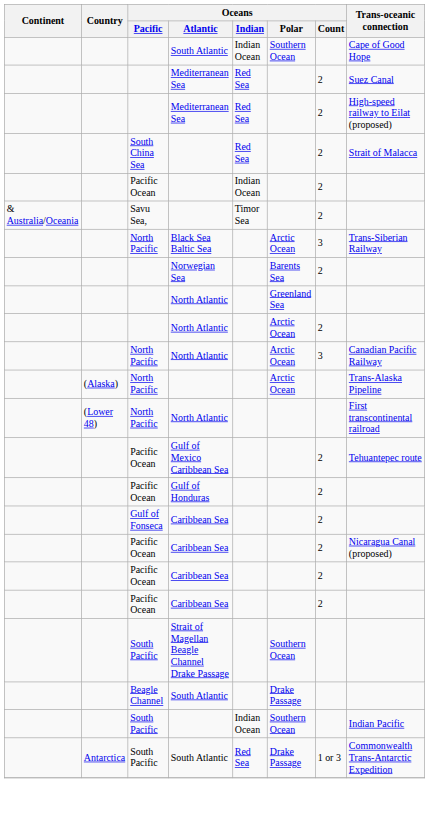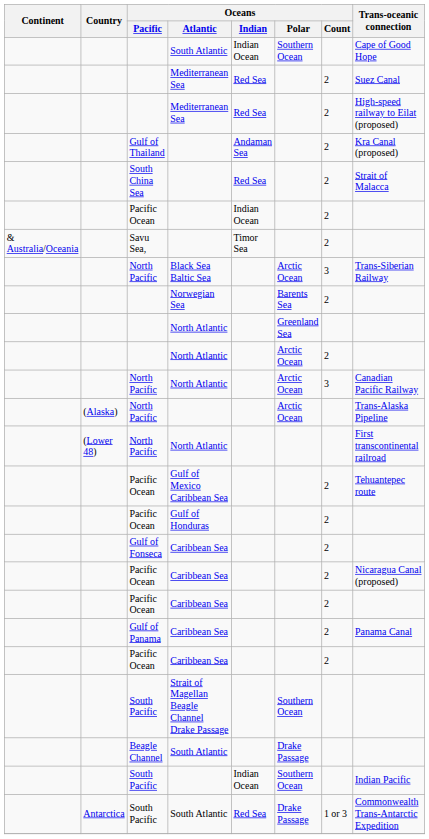+ row: (147, 147)
+ row: (145, 632)
